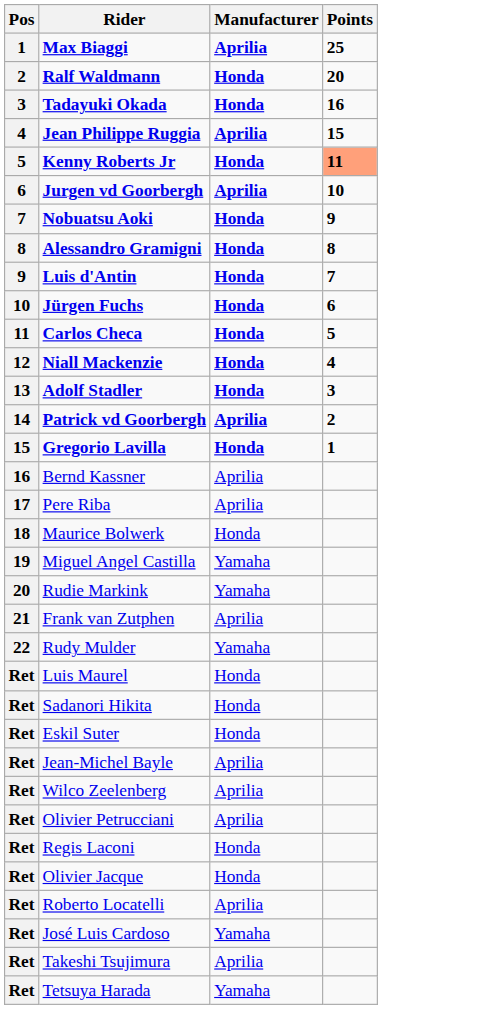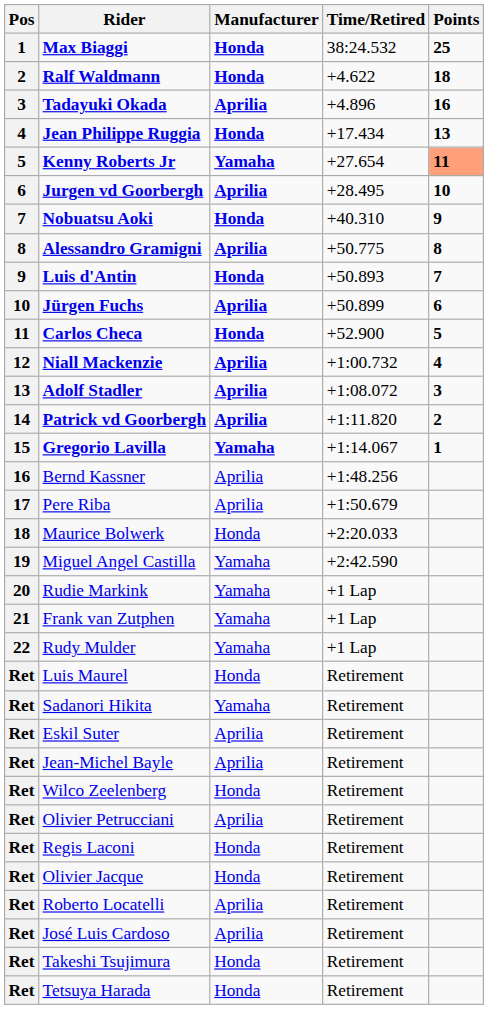+ column: (376, 18)
(241, 47) Aprilia -> (239, 47) Honda
(335, 76) 20 -> (442, 76) 18
(239, 104) Honda -> (241, 104) Aprilia
(241, 133) Aprilia -> (239, 133) Honda
(335, 133) 15 -> (442, 133) 13
(239, 161) Honda -> (244, 161) Yamaha
(239, 247) Honda -> (241, 247) Aprilia
(239, 304) Honda -> (241, 304) Aprilia
(239, 361) Honda -> (241, 361) Aprilia
(239, 390) Honda -> (241, 390) Aprilia
(239, 447) Honda -> (244, 447) Yamaha
(239, 618) Aprilia -> (242, 618) Yamaha
(237, 704) Honda -> (242, 704) Yamaha
(237, 733) Honda -> (239, 733) Aprilia
(239, 790) Aprilia -> (237, 790) Honda
(242, 933) Yamaha -> (239, 933) Aprilia
(239, 961) Aprilia -> (237, 961) Honda
(242, 990) Yamaha -> (237, 990) Honda
